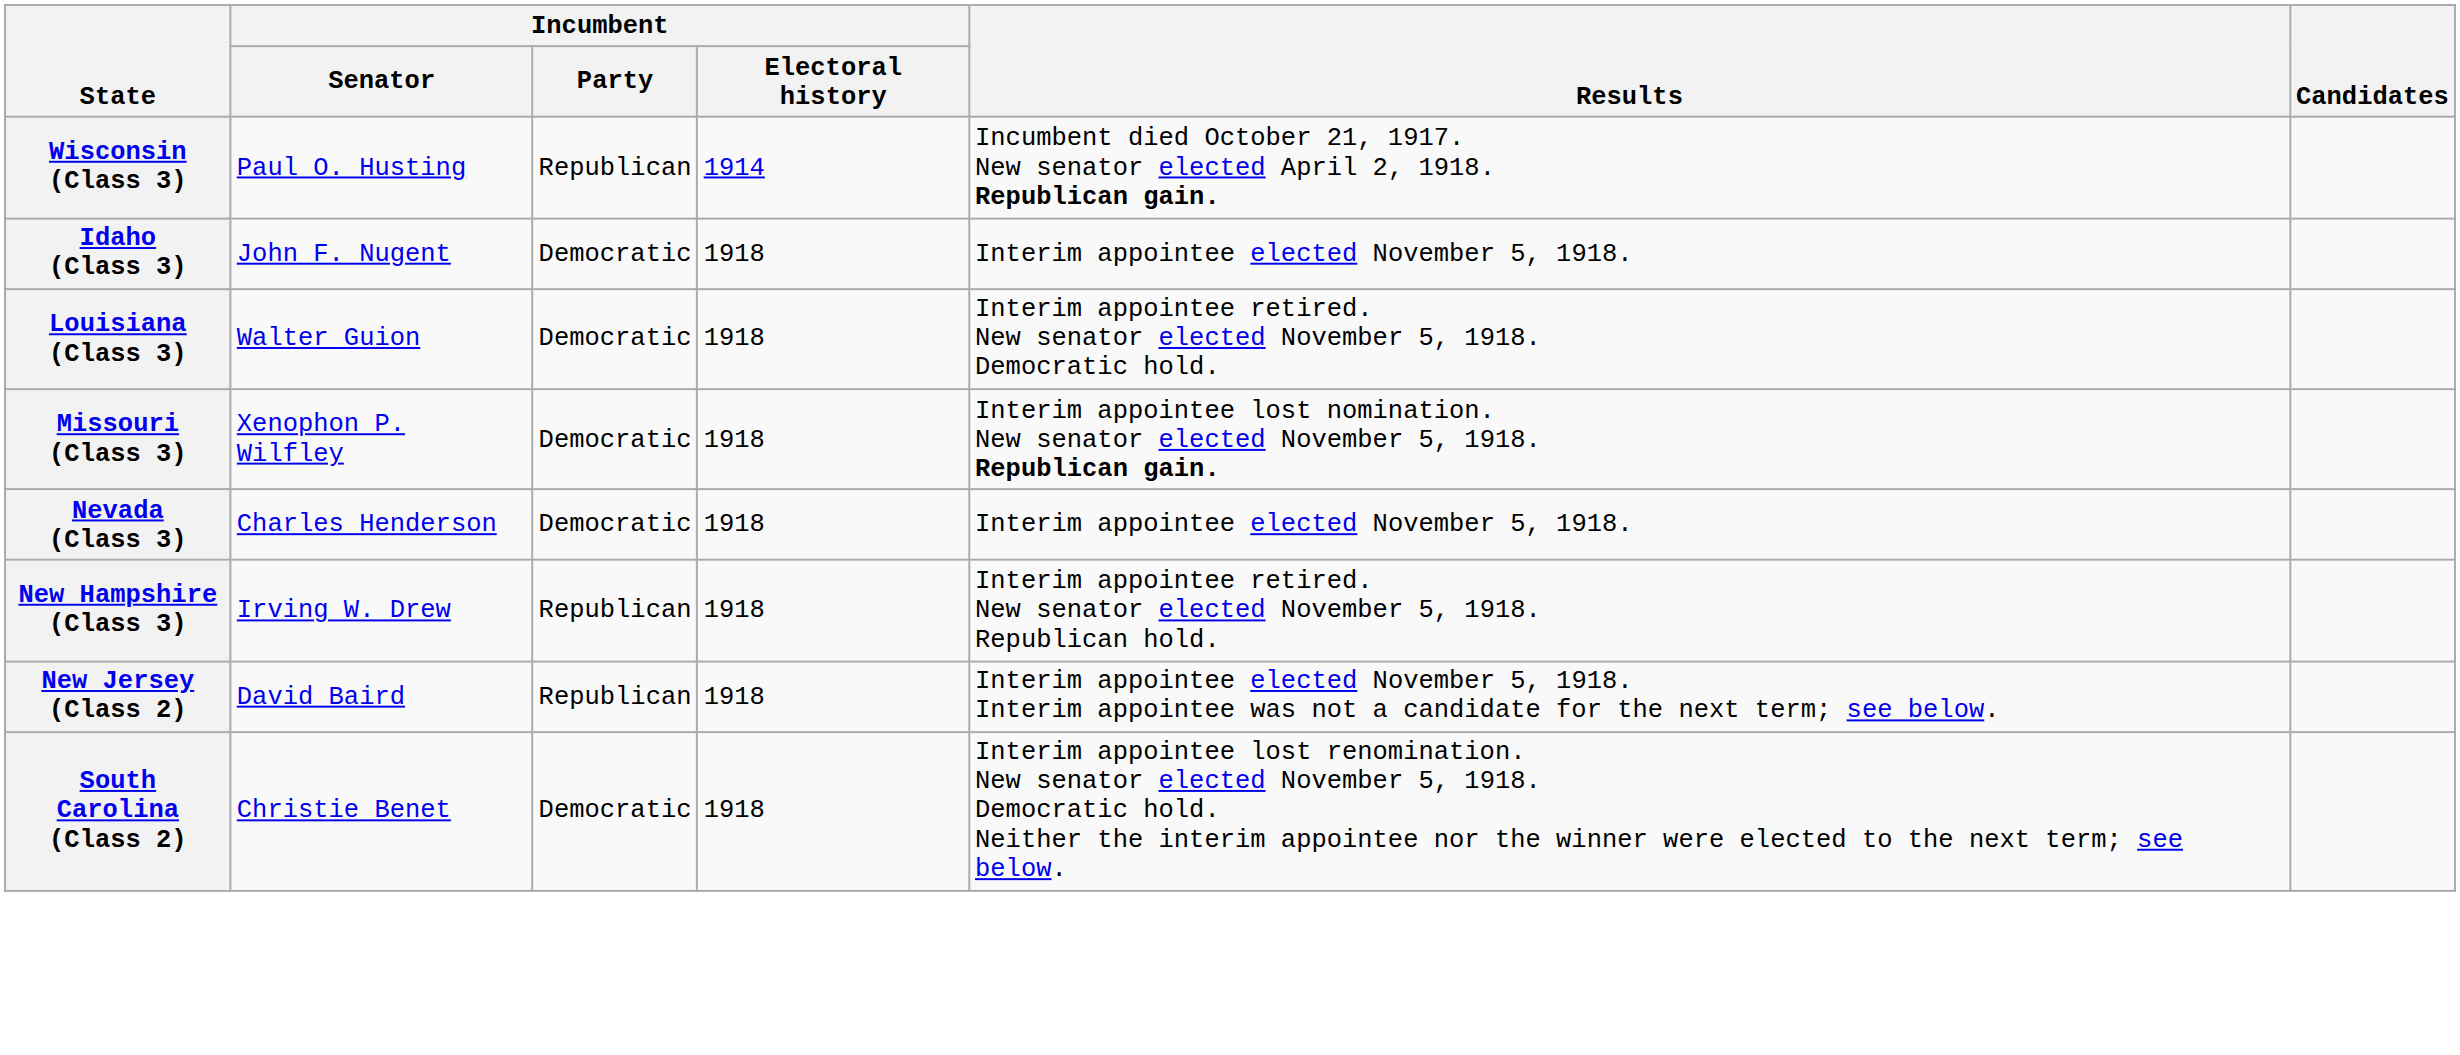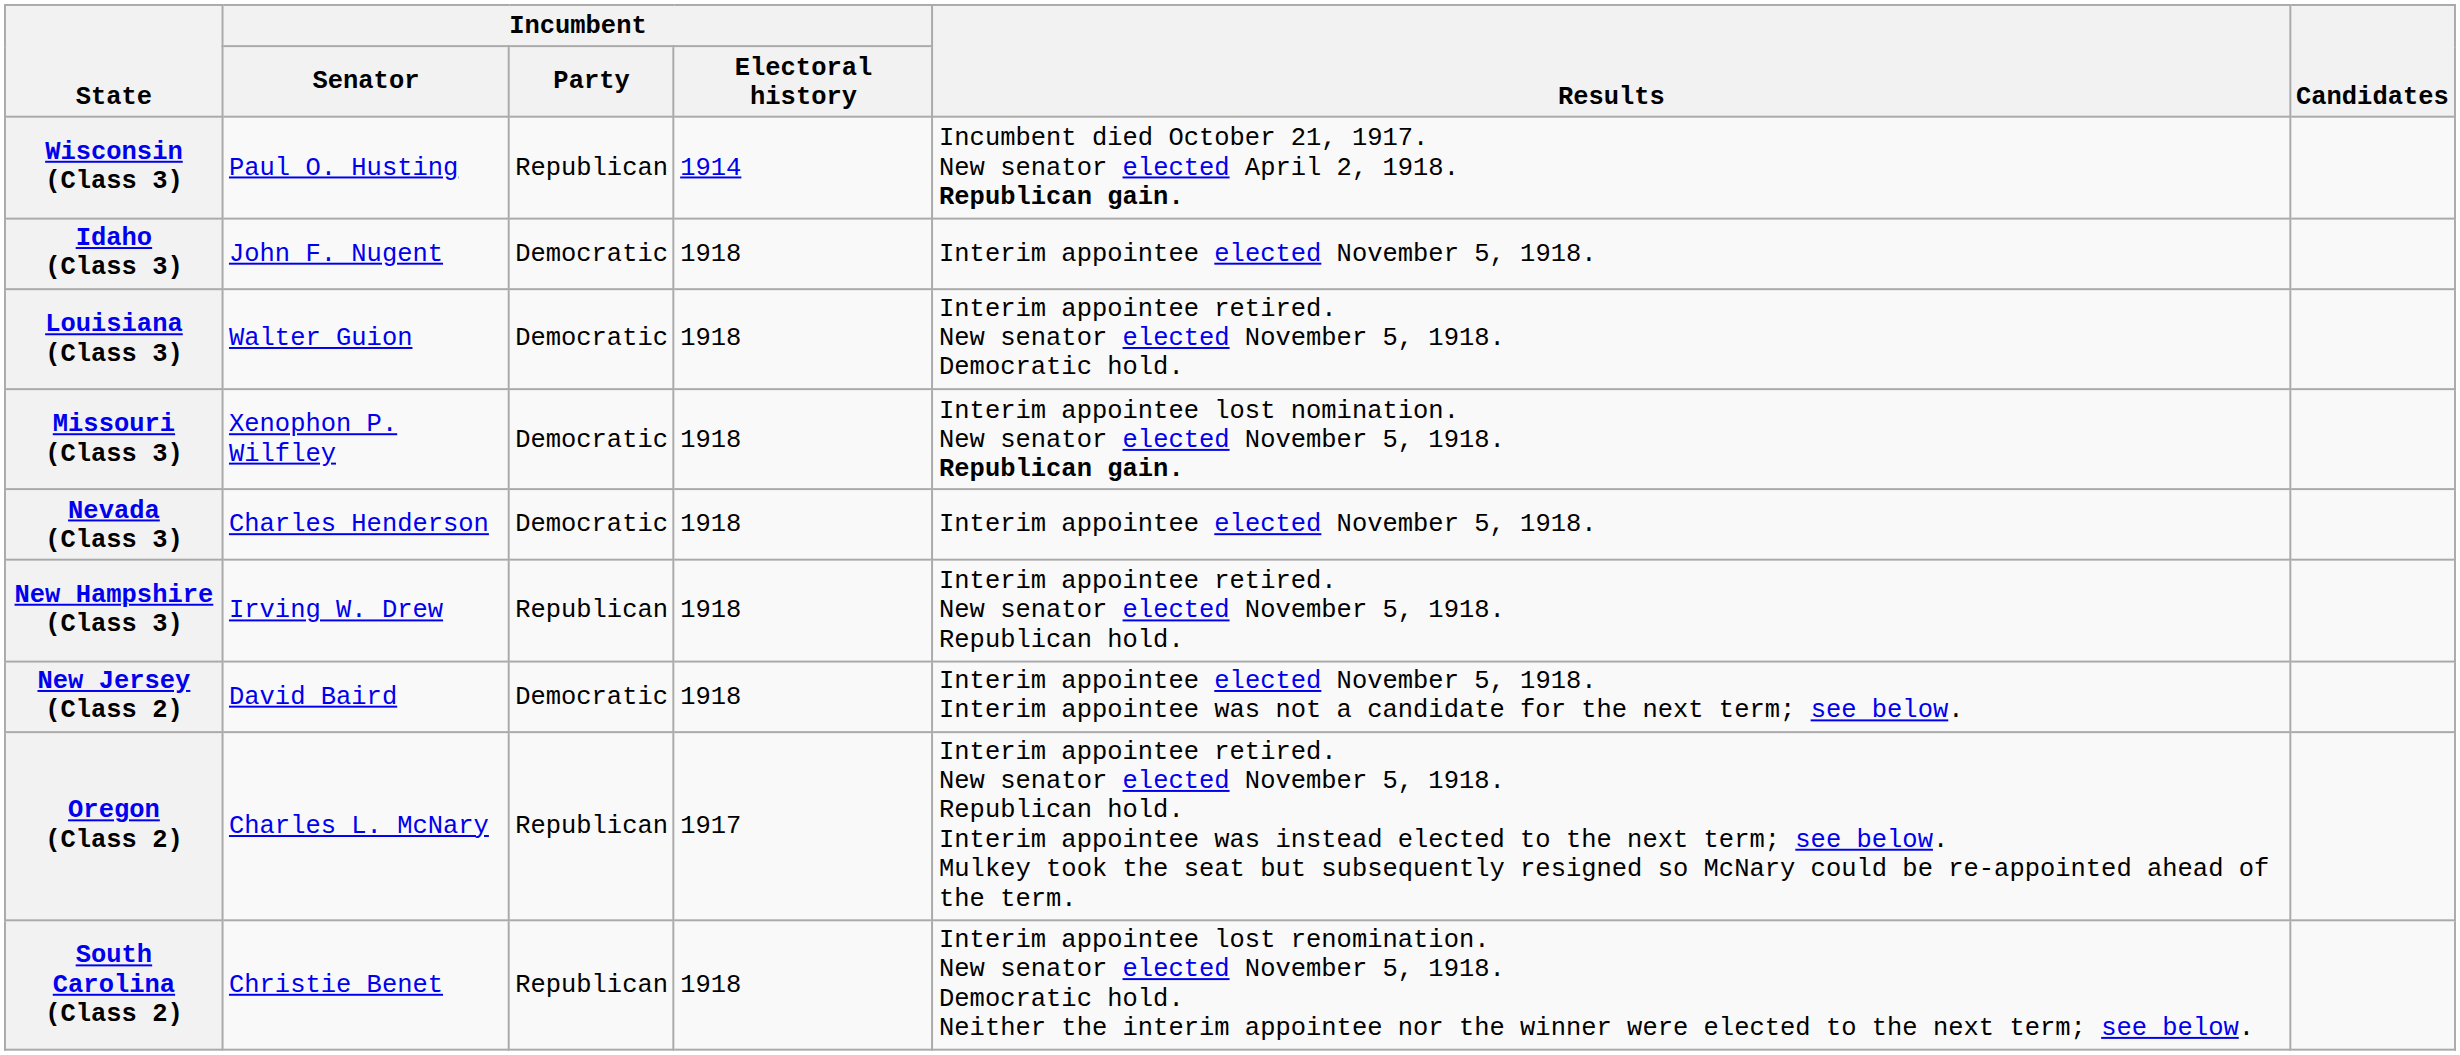(615, 696) Republican -> (592, 696) Democratic
+ row: (114, 826)
(615, 811) Democratic -> (592, 985) Republican
